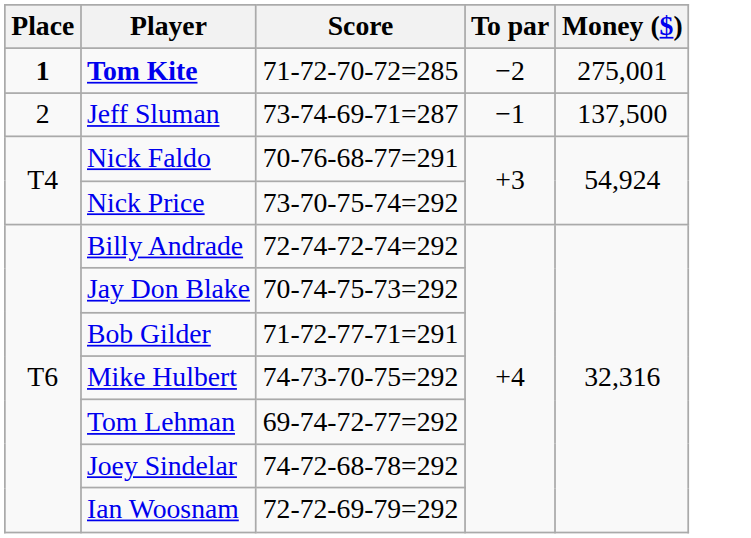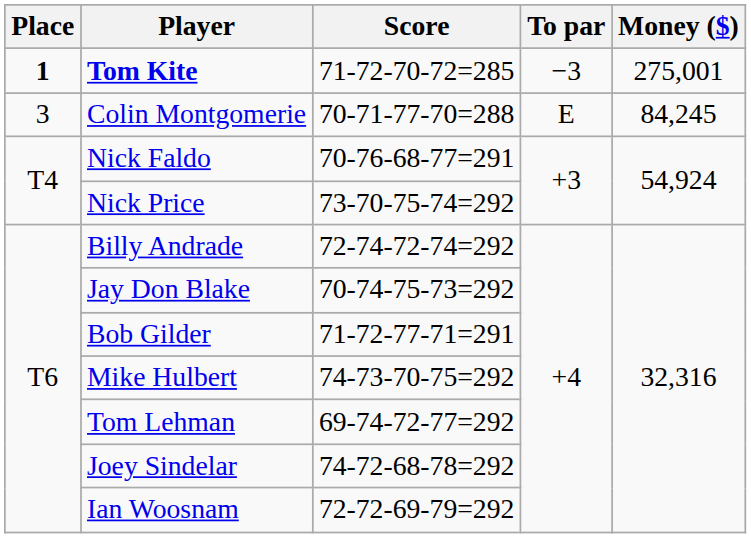(510, 70) −2 -> (566, 70) −3
- row: (153, 114)
+ row: (197, 114)
